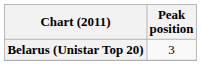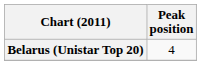(172, 49) 3 -> (172, 49) 4
